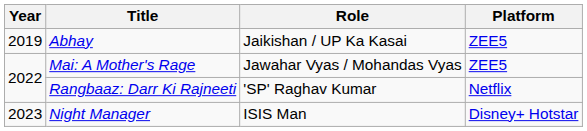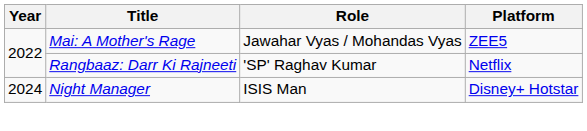- row: (71, 41)
(25, 114) 2023 -> (25, 89) 2024
